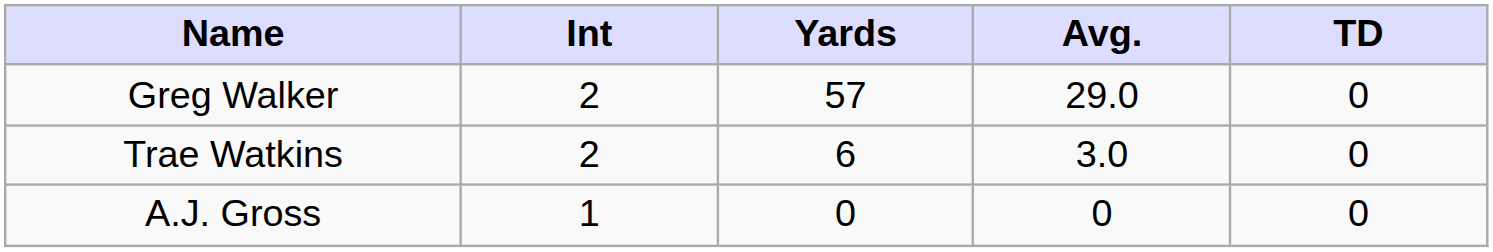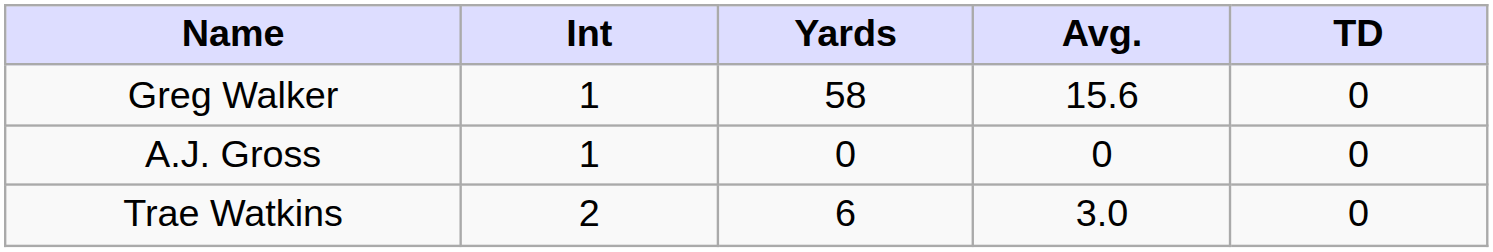(589, 94) 2 -> (589, 94) 1
(846, 94) 57 -> (846, 94) 58
(1102, 94) 29.0 -> (1102, 94) 15.6
rows swapped: (233, 154) <-> (233, 214)
